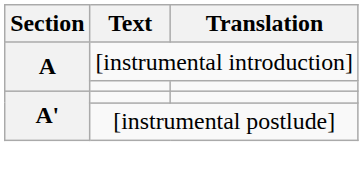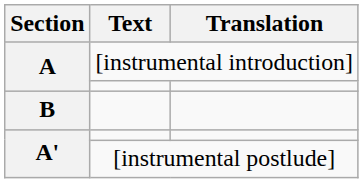+ row: (47, 110)
